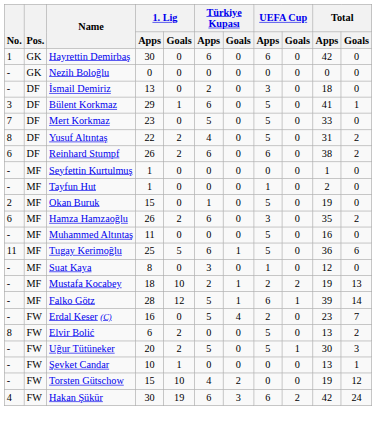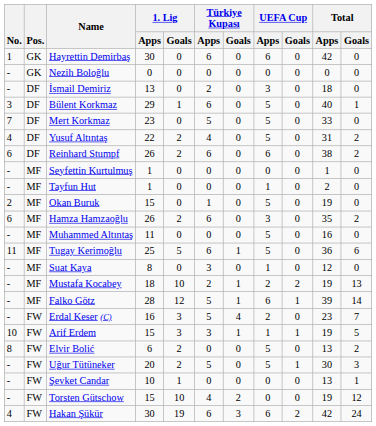(327, 105) 41 -> (327, 105) 40
(9, 137) 8 -> (9, 137) 4
(179, 316) 0 -> (179, 316) 3
+ row: (73, 332)
